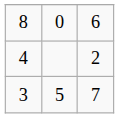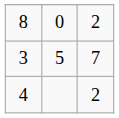(96, 22) 6 -> (96, 22) 2
rows swapped: (23, 94) <-> (23, 58)
